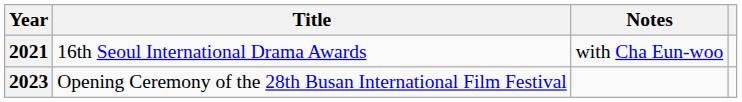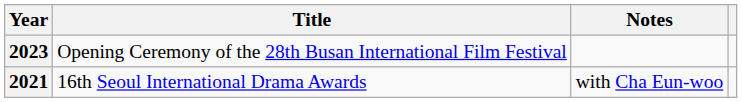rows swapped: (29, 50) <-> (29, 81)
